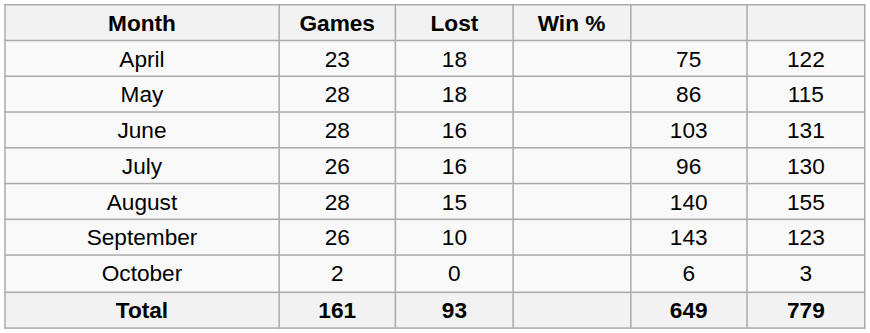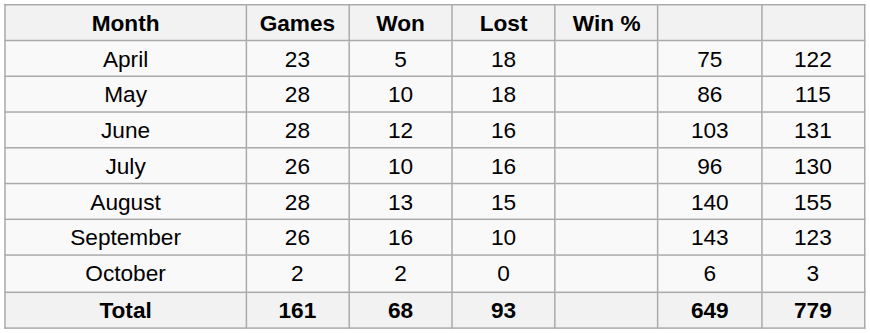+ column: (400, 23)
